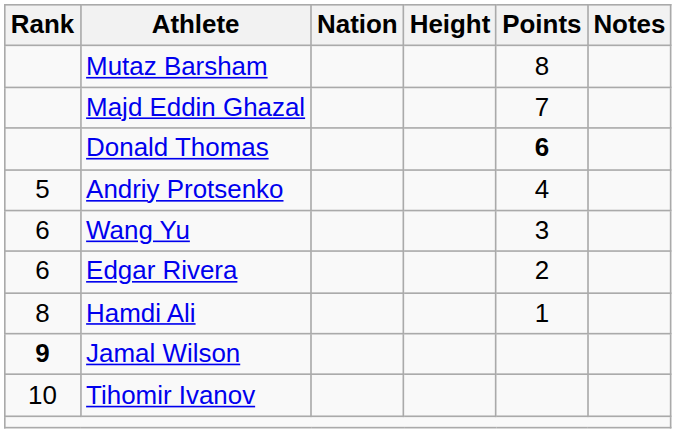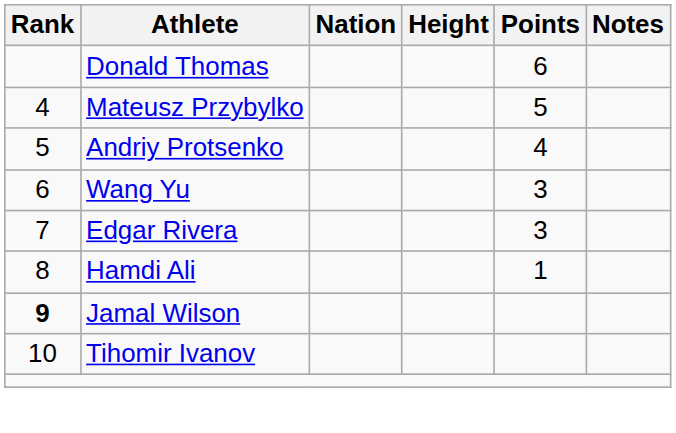- row: (177, 66)
- row: (196, 107)
(542, 148) bold -> (540, 66) normal
+ row: (195, 107)
(42, 271) 6 -> (42, 230) 7
(542, 271) 2 -> (540, 230) 3
